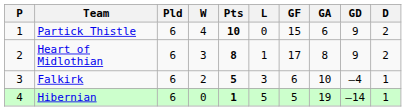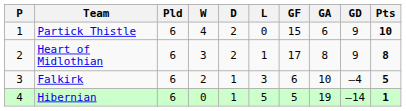columns swapped: (386, 13) <-> (234, 13)
